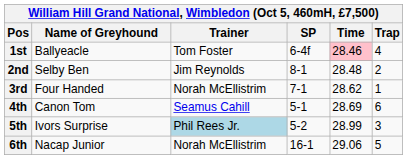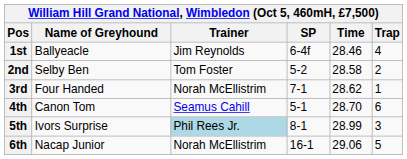(203, 51) Tom Foster -> (209, 51) Jim Reynolds
(347, 51) pink background -> (347, 51) no background
(209, 70) Jim Reynolds -> (203, 70) Tom Foster
(298, 70) 8-1 -> (298, 70) 5-2
(347, 70) 28.48 -> (347, 70) 28.58
(347, 107) 28.69 -> (347, 107) 28.70
(298, 126) 5-2 -> (298, 126) 8-1
